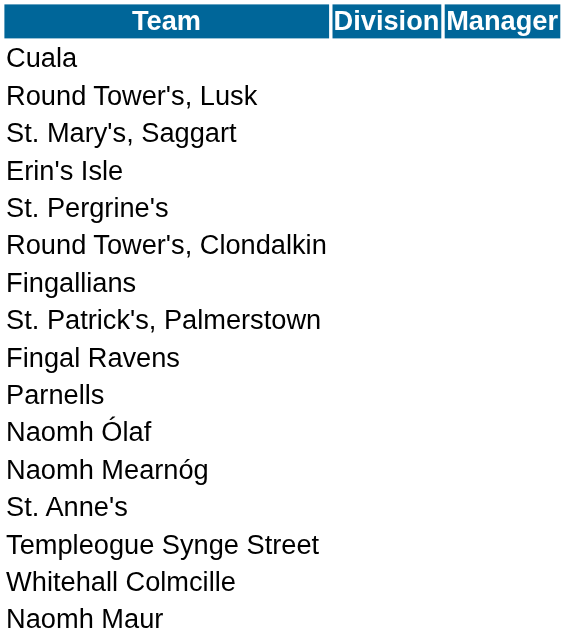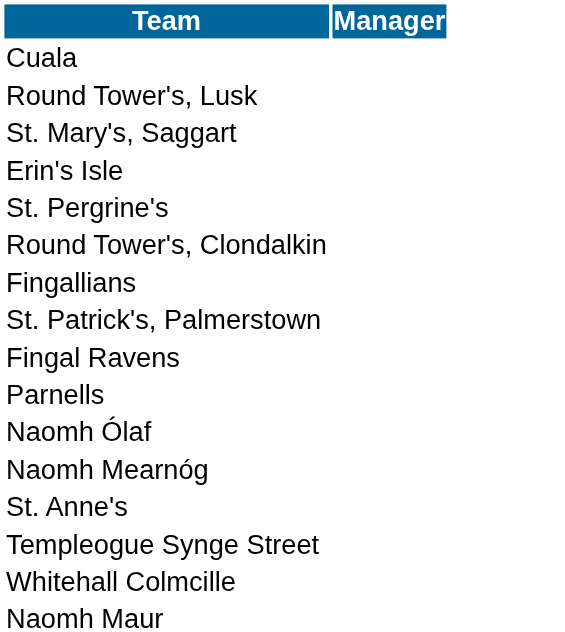- column: (386, 21)
